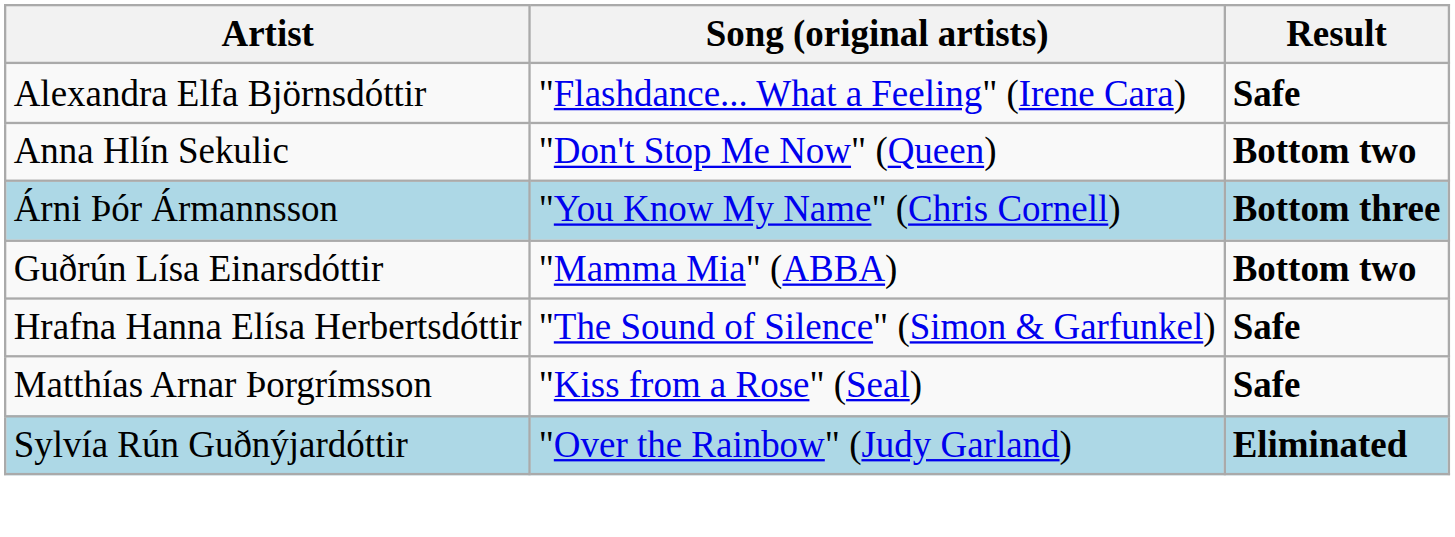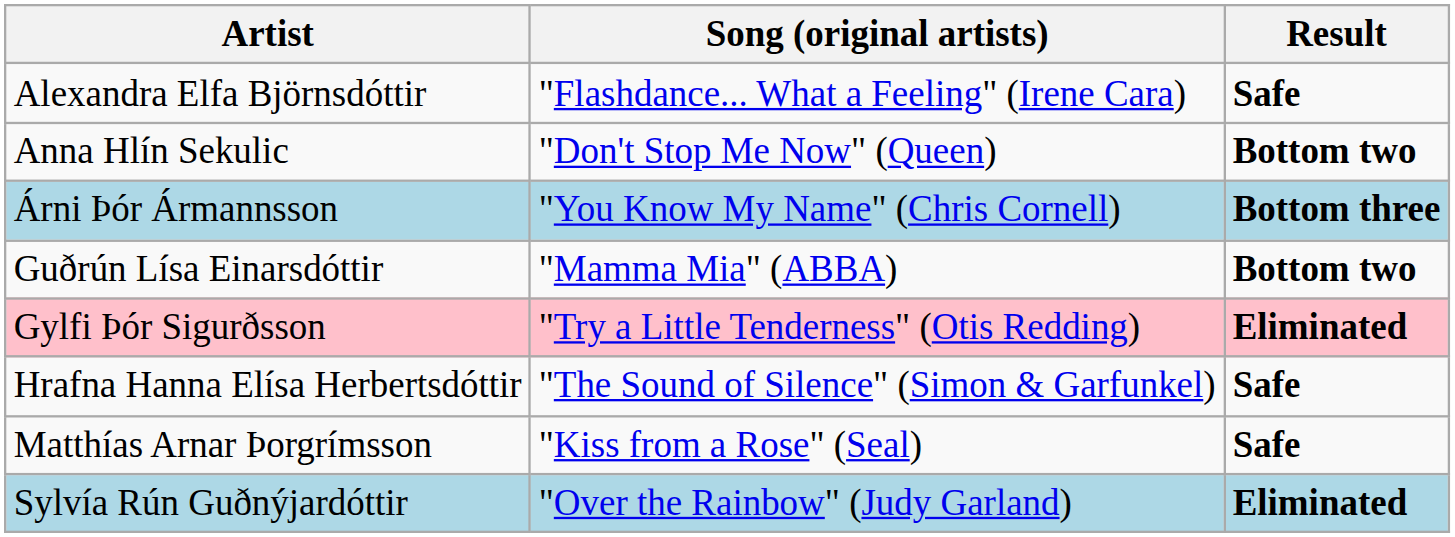+ row: (170, 326)
